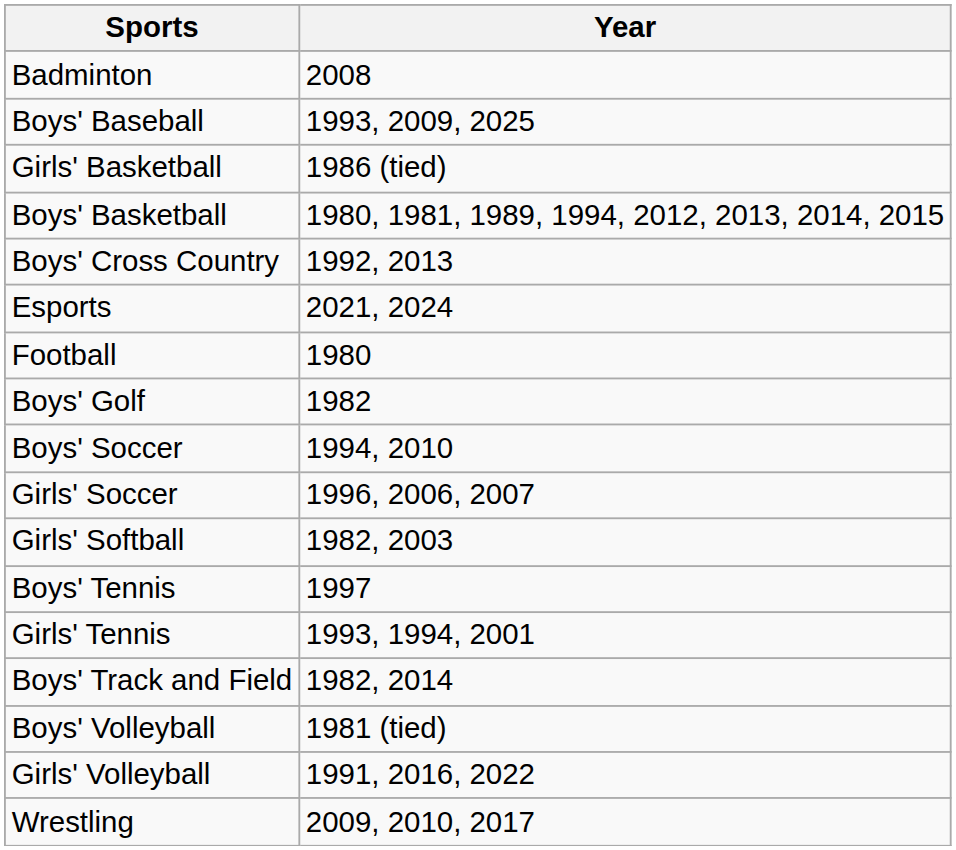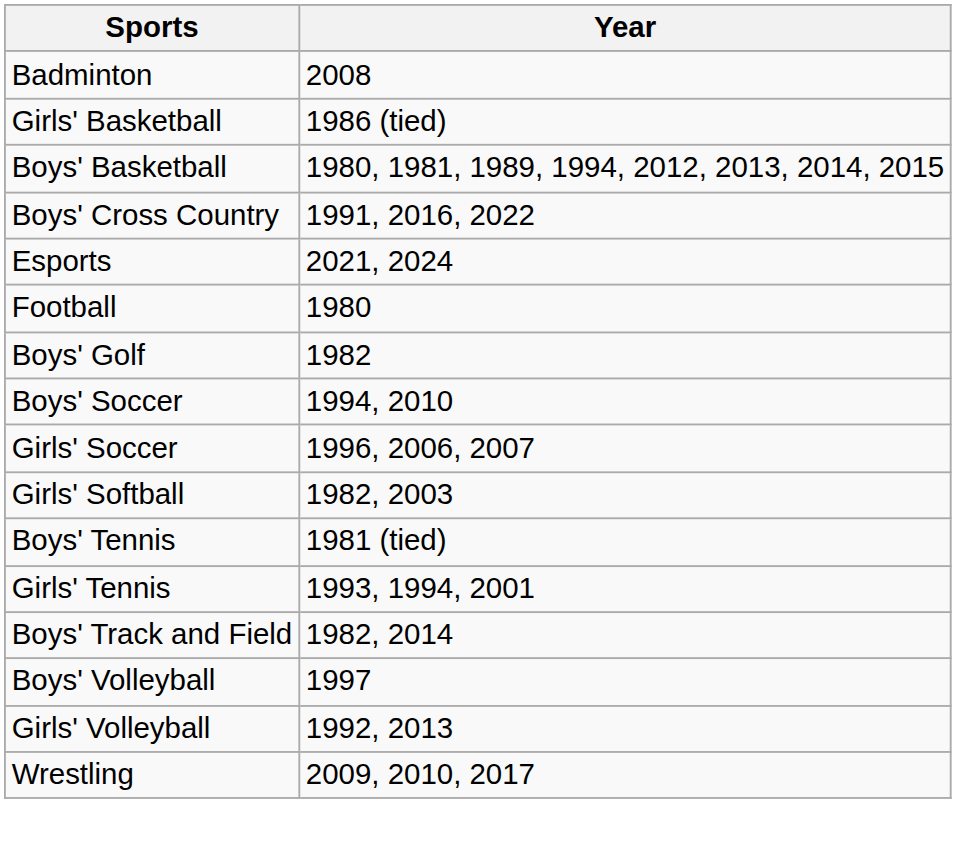- row: (108, 121)
(379, 261) 1992, 2013 -> (420, 214) 1991, 2016, 2022
(339, 588) 1997 -> (376, 541) 1981 (tied)
(376, 728) 1981 (tied) -> (339, 681) 1997
(420, 774) 1991, 2016, 2022 -> (379, 728) 1992, 2013
